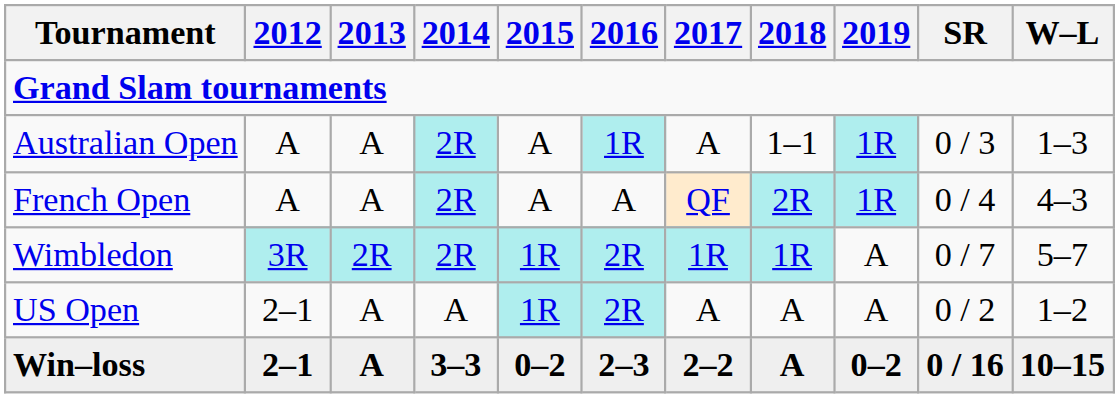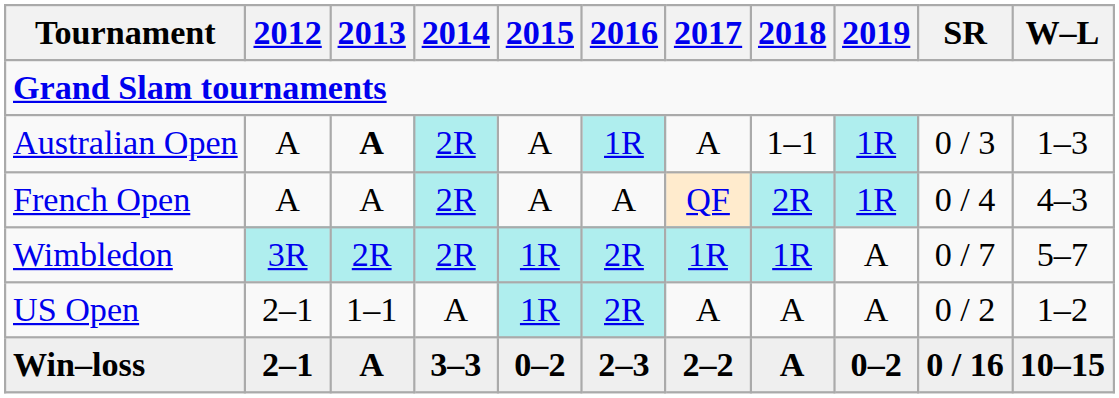(372, 142) normal -> (372, 142) bold
(372, 308) A -> (372, 308) 1–1
